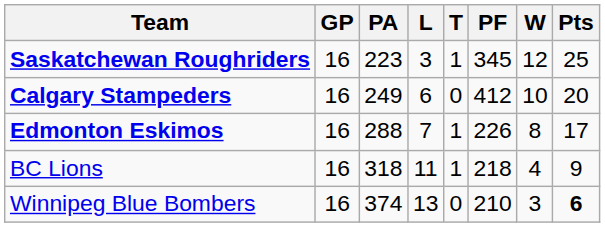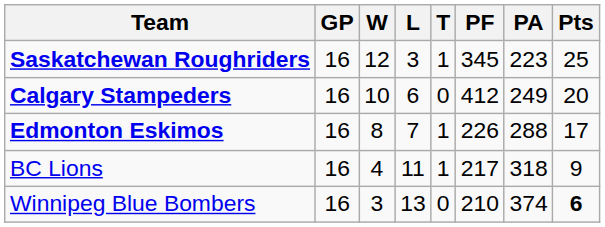columns swapped: (535, 22) <-> (383, 22)
(493, 167) 218 -> (480, 167) 217
